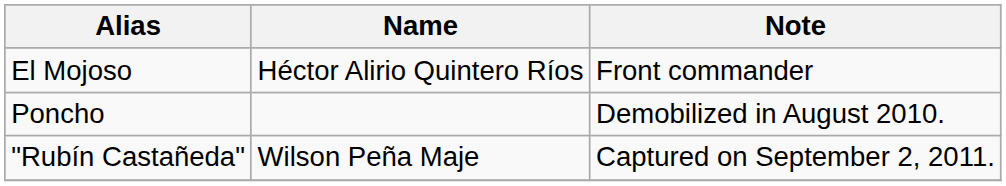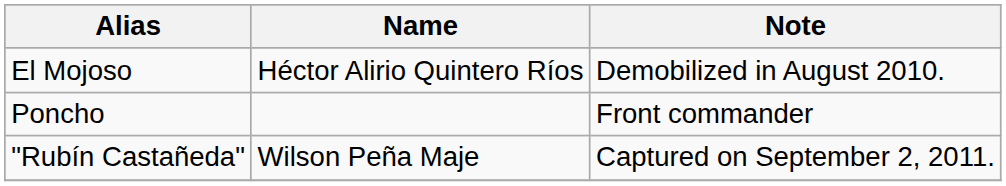(705, 69) Front commander -> (770, 69) Demobilized in August 2010.
(770, 113) Demobilized in August 2010. -> (705, 113) Front commander
